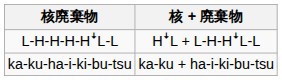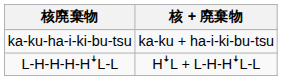rows swapped: (70, 64) <-> (70, 41)
